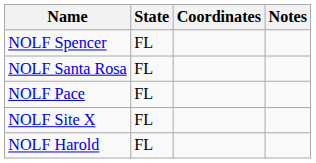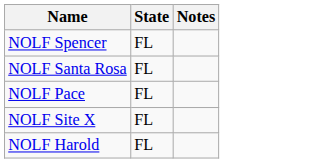- column: (219, 17)
